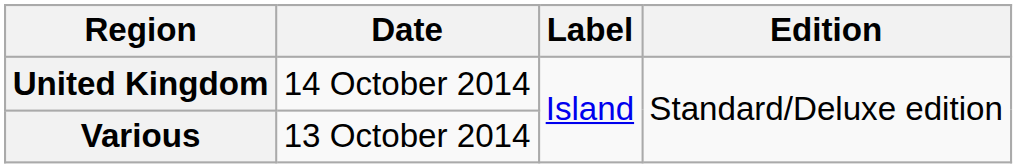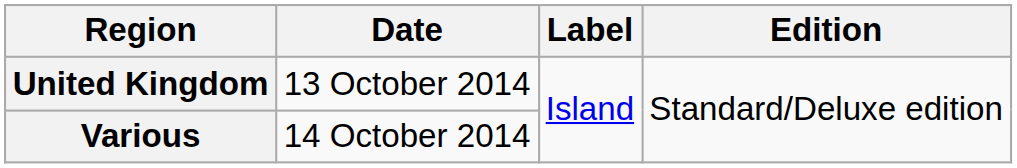(407, 83) 14 October 2014 -> (407, 83) 13 October 2014
(407, 135) 13 October 2014 -> (407, 135) 14 October 2014
